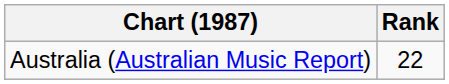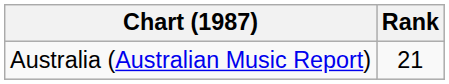(410, 60) 22 -> (410, 60) 21
